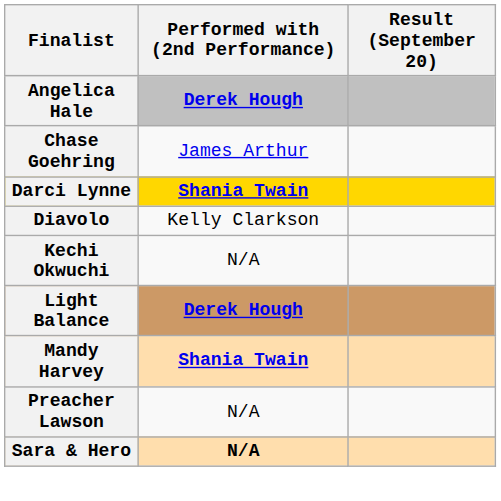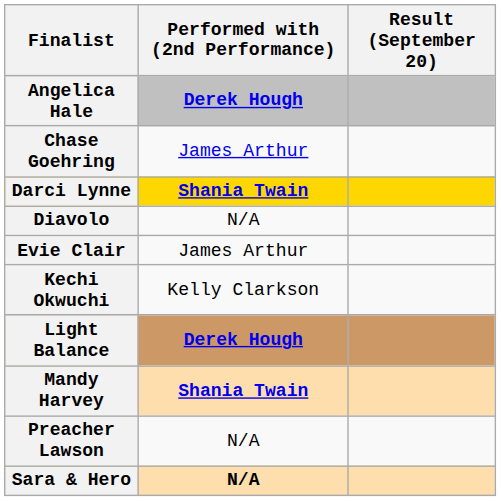(243, 221) Kelly Clarkson -> (243, 221) N/A
+ row: (71, 250)
(243, 260) N/A -> (243, 290) Kelly Clarkson
